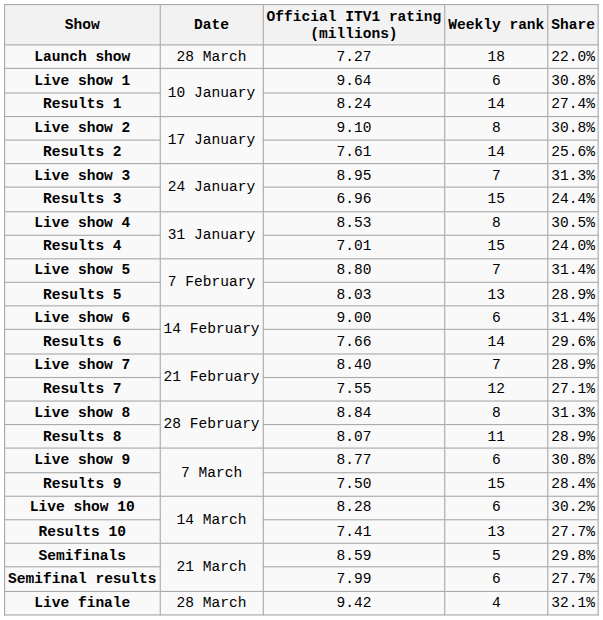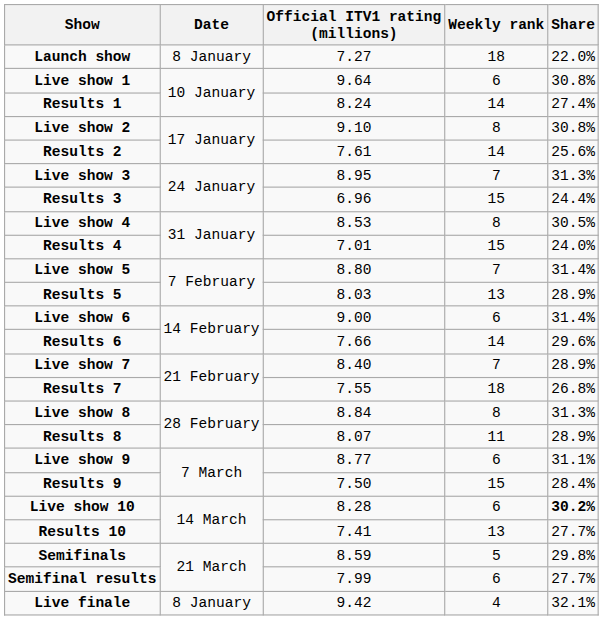(212, 57) 28 March -> (212, 57) 8 January
(496, 389) 12 -> (496, 389) 18
(573, 389) 27.1% -> (573, 389) 26.8%
(573, 460) 30.8% -> (573, 460) 31.1%
(573, 508) normal -> (573, 508) bold
(212, 603) 28 March -> (212, 603) 8 January
